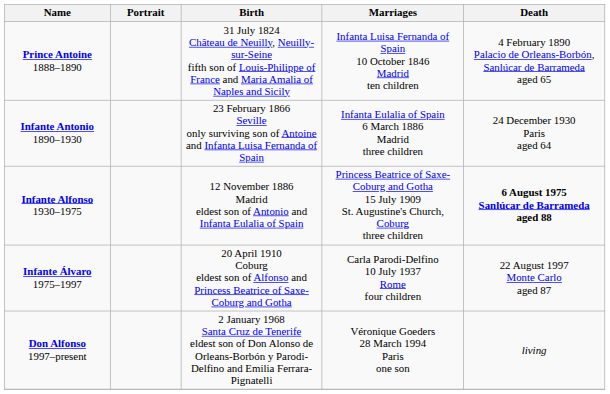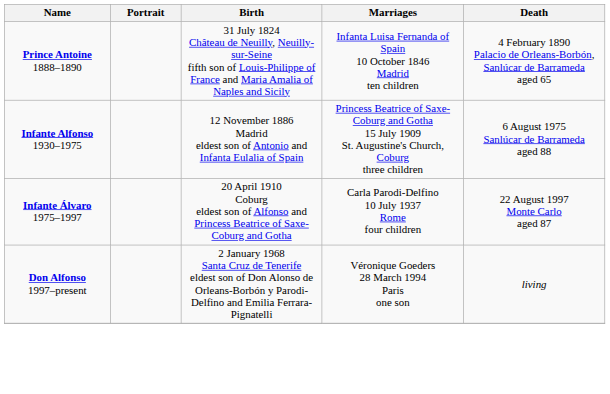- row: (57, 133)
(534, 205) bold -> (534, 139) normal
